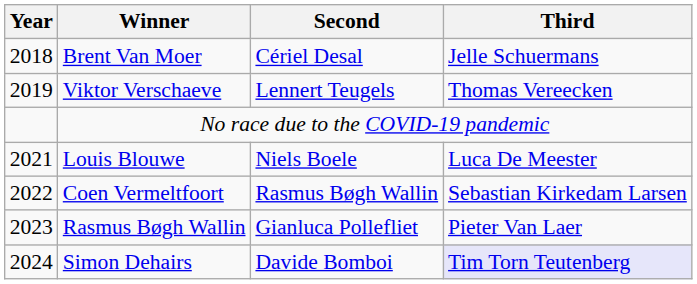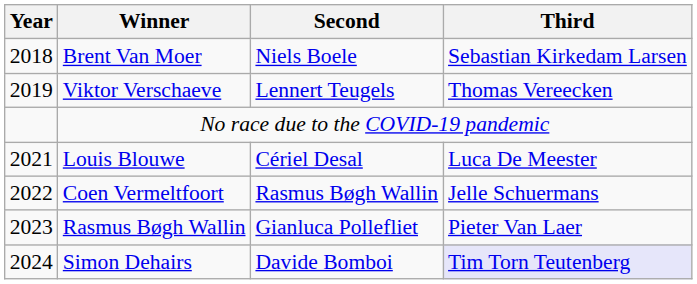(309, 55) Cériel Desal -> (306, 55) Niels Boele
(523, 55) Jelle Schuermans -> (567, 55) Sebastian Kirkedam Larsen
(306, 158) Niels Boele -> (309, 158) Cériel Desal
(567, 192) Sebastian Kirkedam Larsen -> (523, 192) Jelle Schuermans
